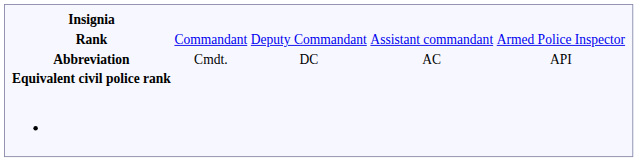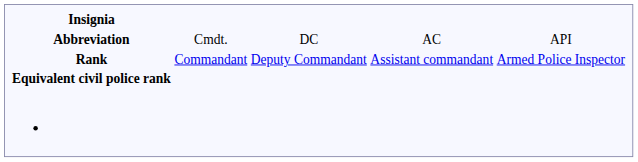rows swapped: (91, 39) <-> (91, 59)
